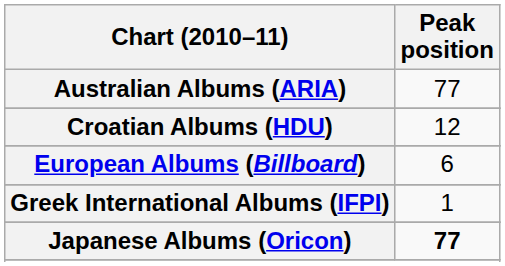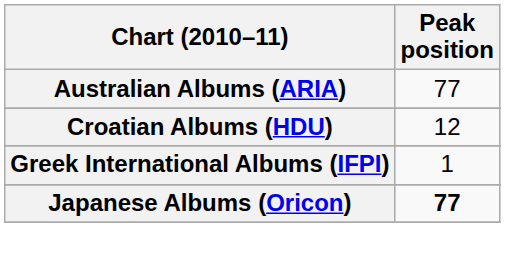- row: (200, 164)
